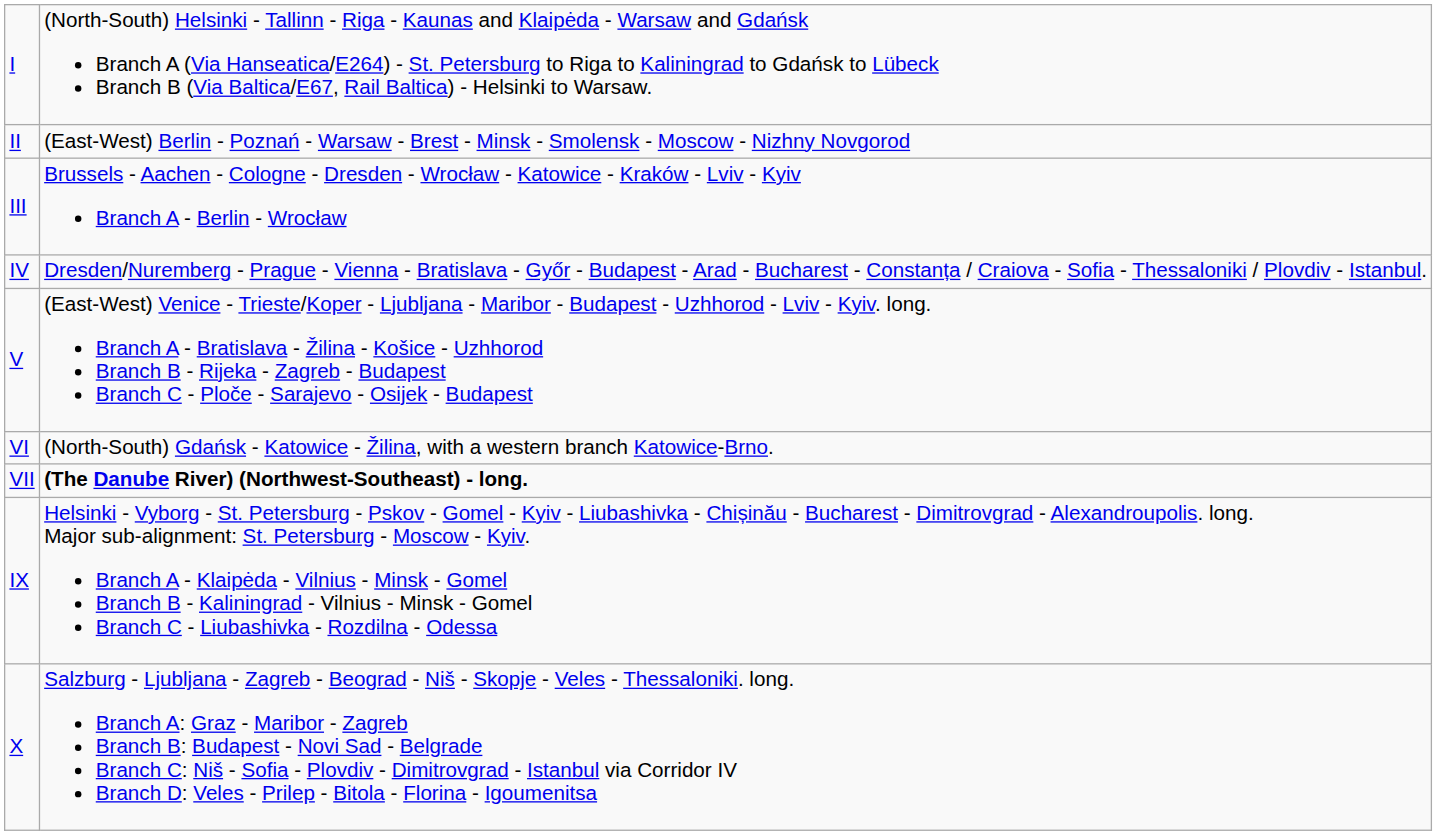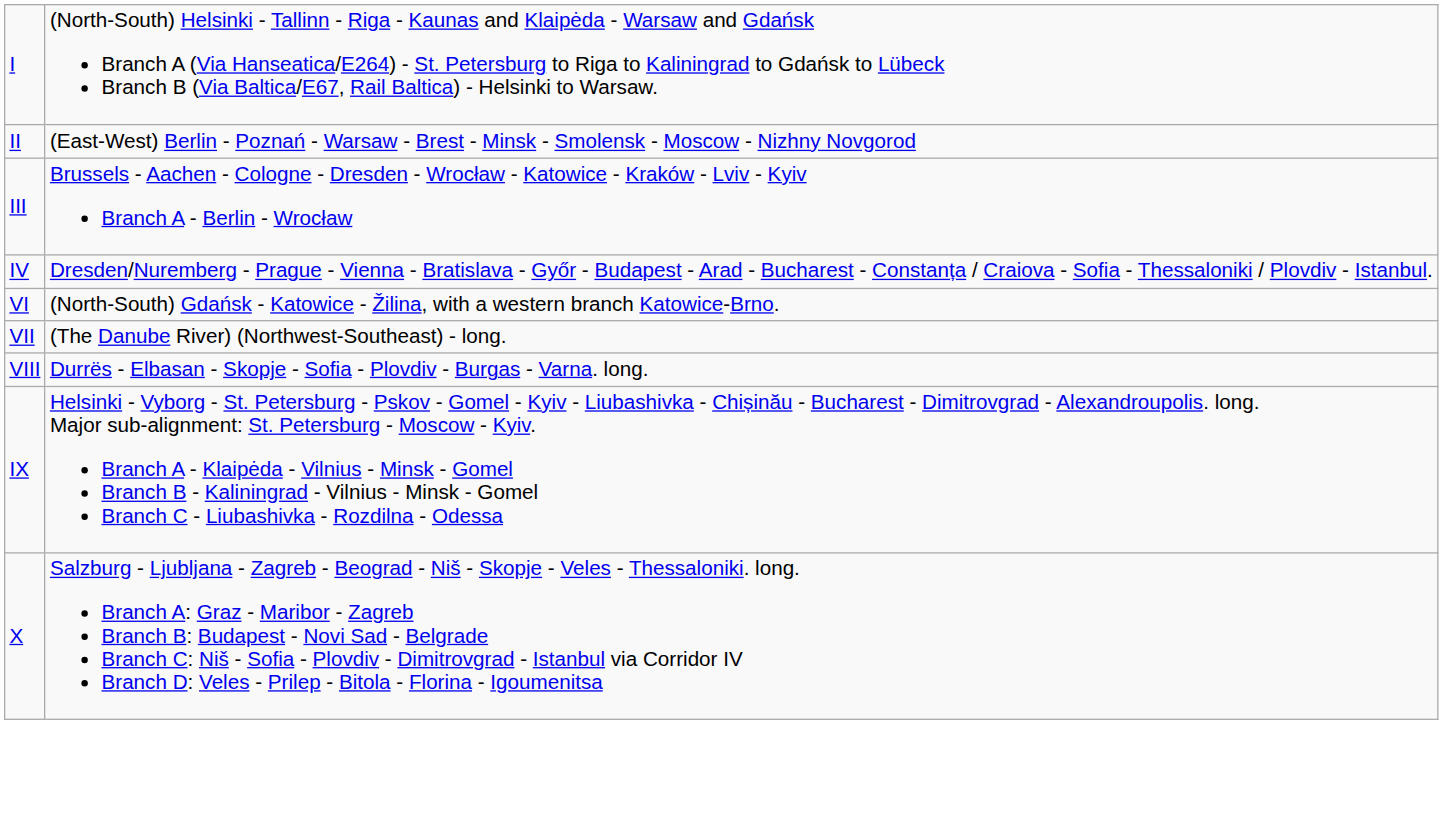- row: (16, 359)
(286, 480) bold -> (278, 336) normal
+ row: (25, 369)
